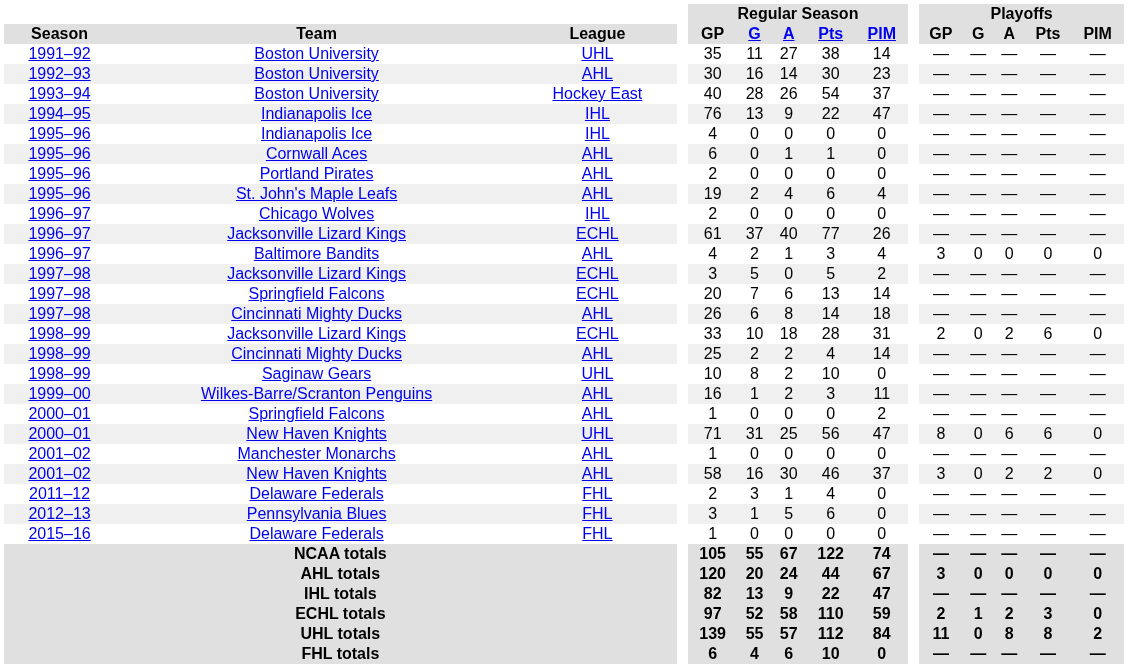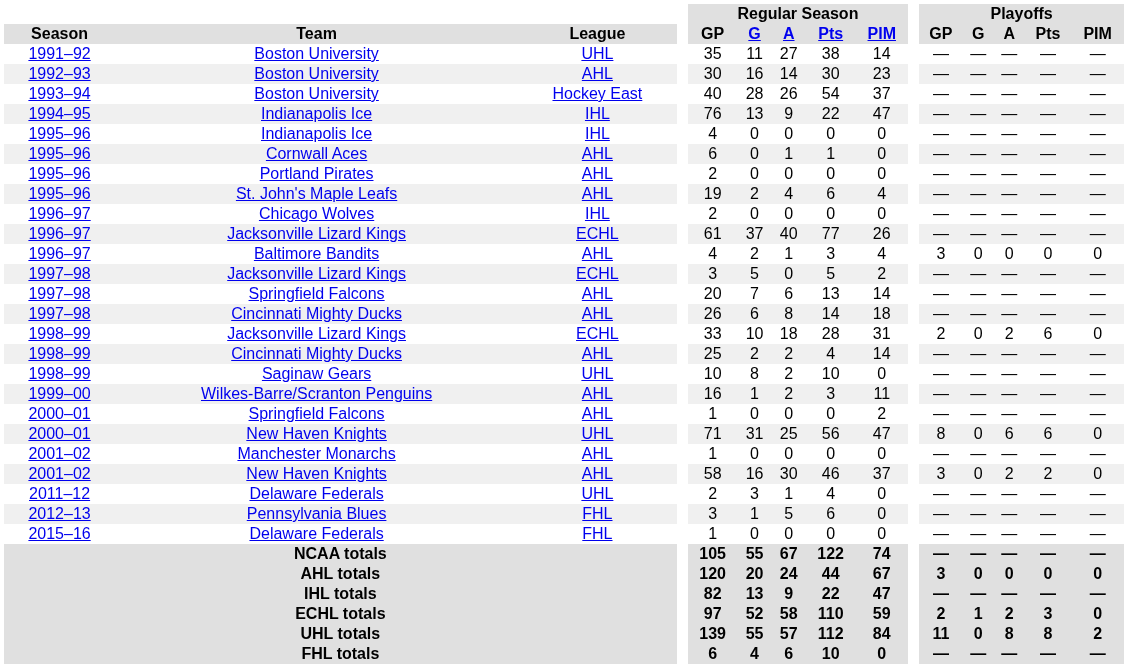(597, 294) ECHL -> (597, 294) AHL
(597, 494) FHL -> (597, 494) UHL
